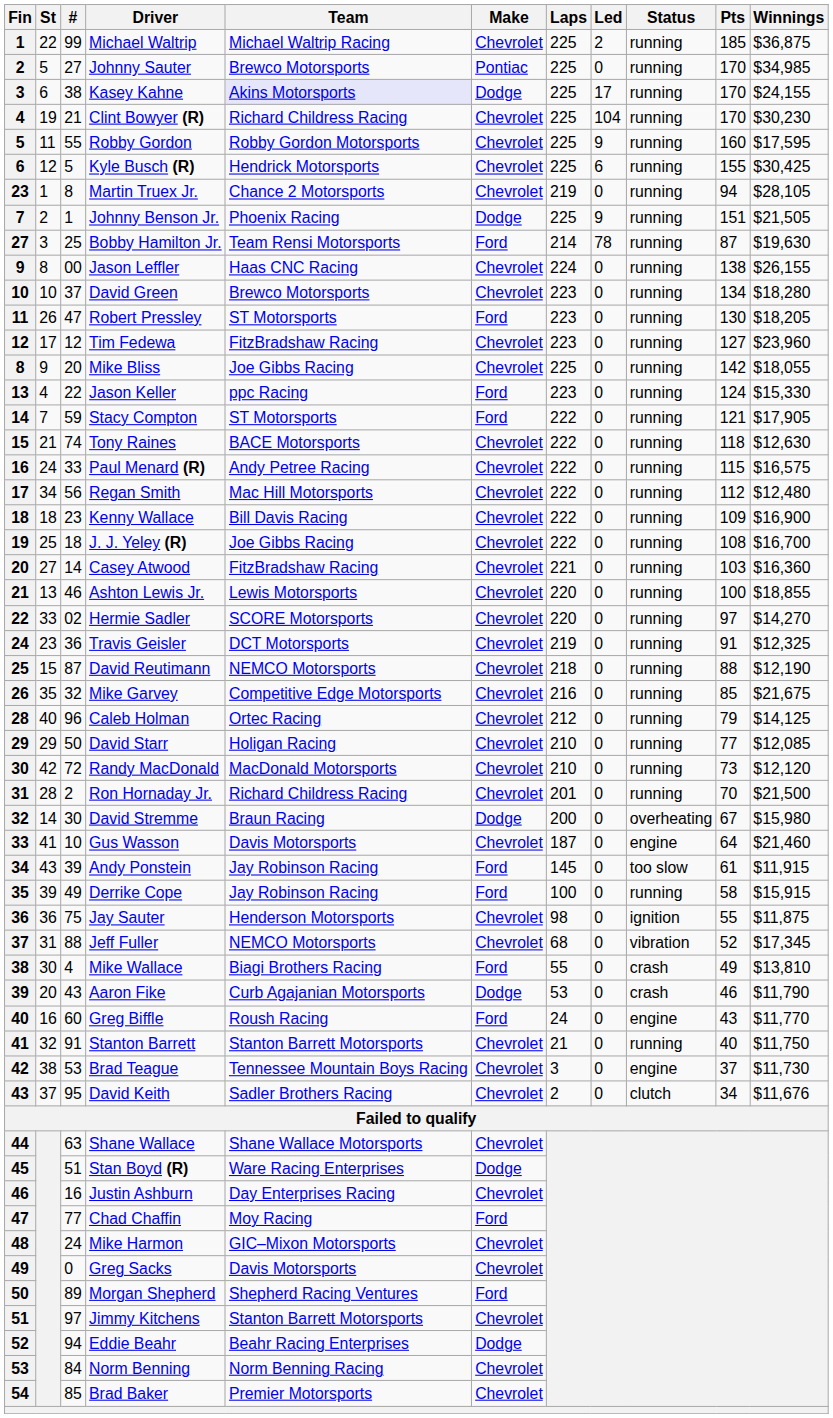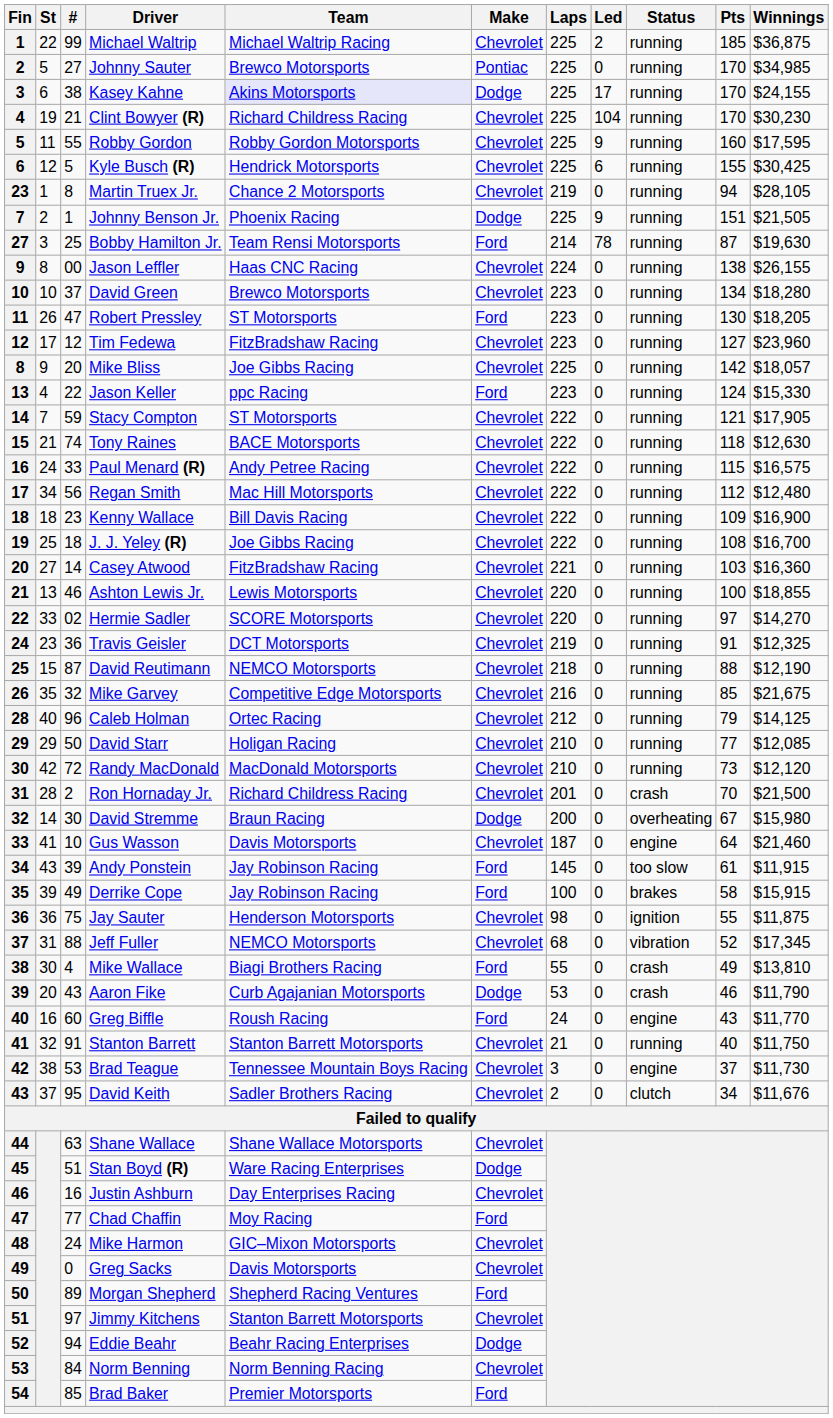(782, 368) $18,055 -> (782, 368) $18,057
(491, 418) Ford -> (509, 418) Chevrolet
(656, 793) running -> (649, 793) crash
(656, 893) running -> (653, 893) brakes
(509, 1394) Chevrolet -> (491, 1394) Ford
